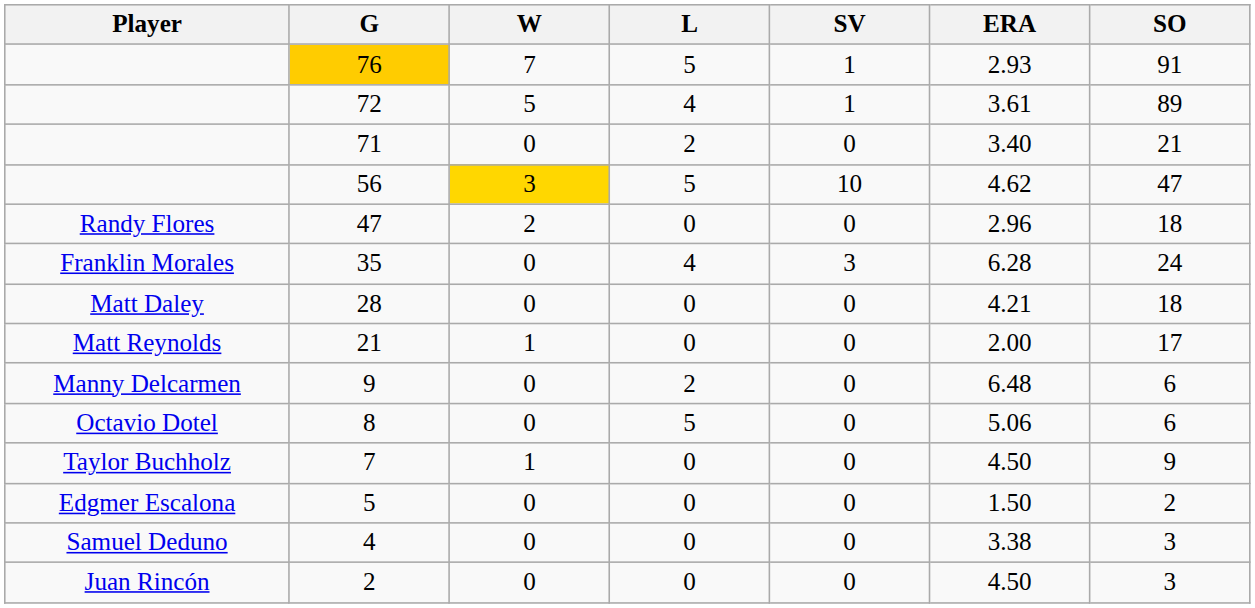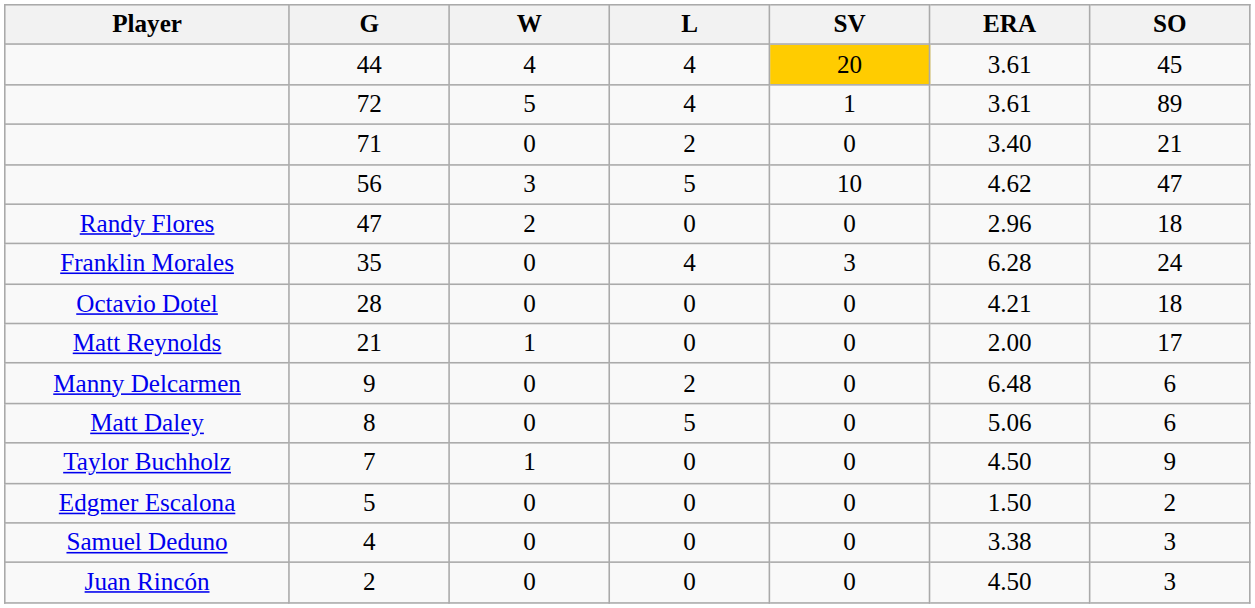+ row: (369, 64)
- row: (369, 64)
(529, 183) gold background -> (529, 183) no background
(147, 303) Matt Daley -> (147, 303) Octavio Dotel
(147, 422) Octavio Dotel -> (147, 422) Matt Daley
